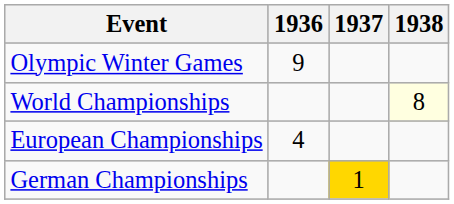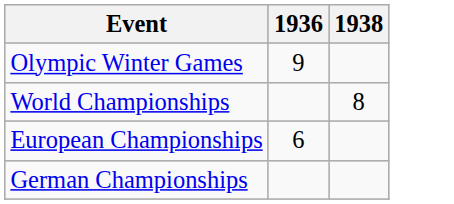- column: (359, 23)
(419, 101) lightyellow background -> (359, 101) no background
(298, 140) 4 -> (298, 140) 6
